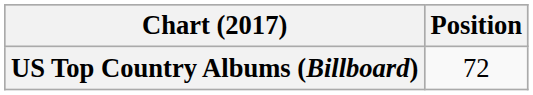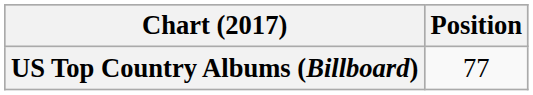(476, 67) 72 -> (476, 67) 77
